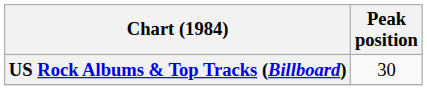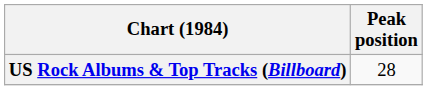(386, 69) 30 -> (386, 69) 28
